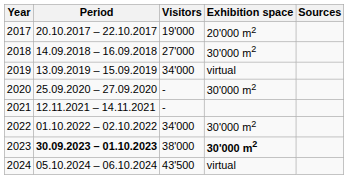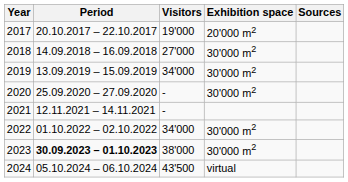(221, 70) virtual -> (232, 72) 30'000 m2
(232, 147) bold -> (232, 150) normal
